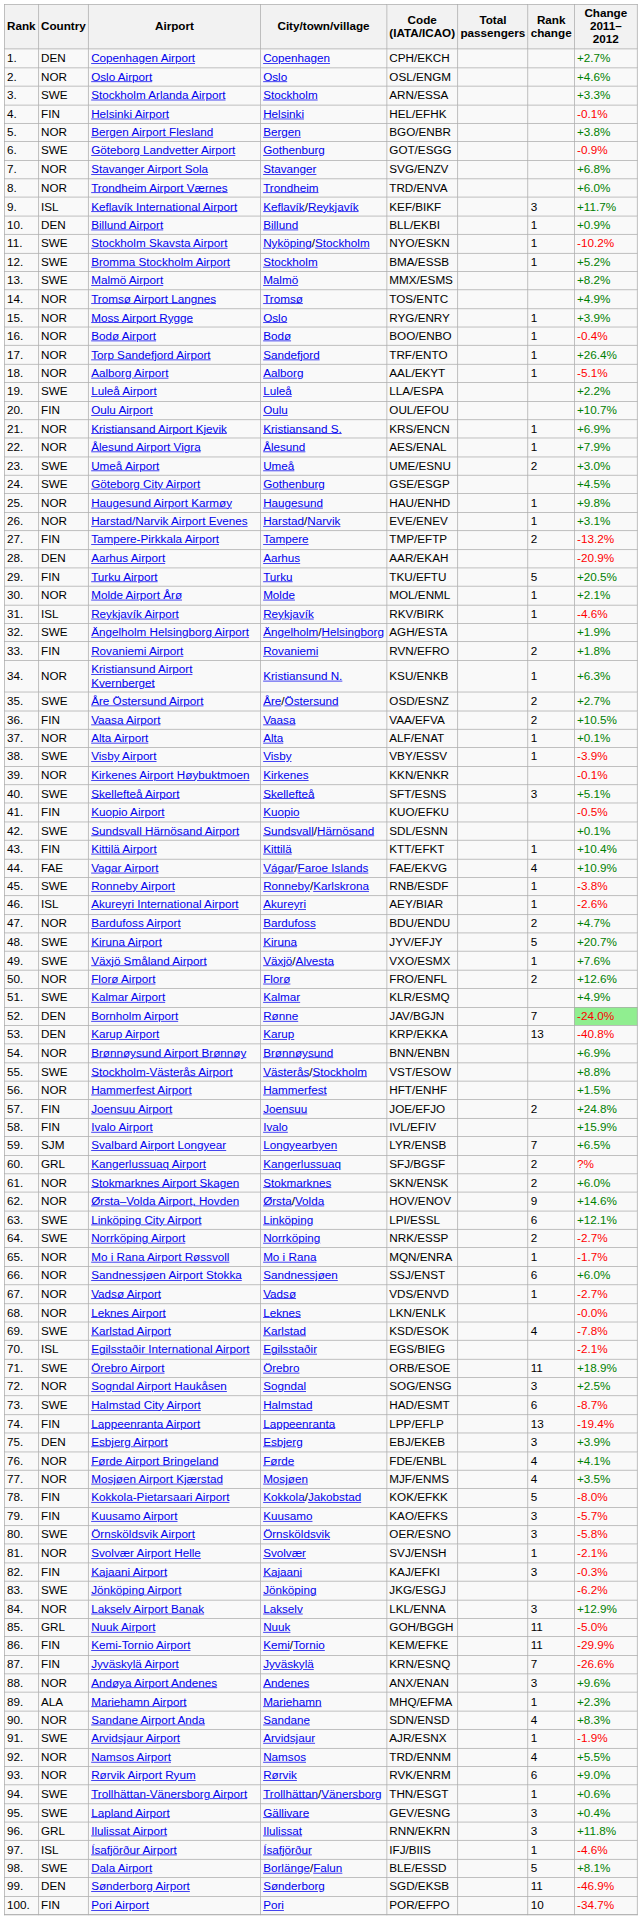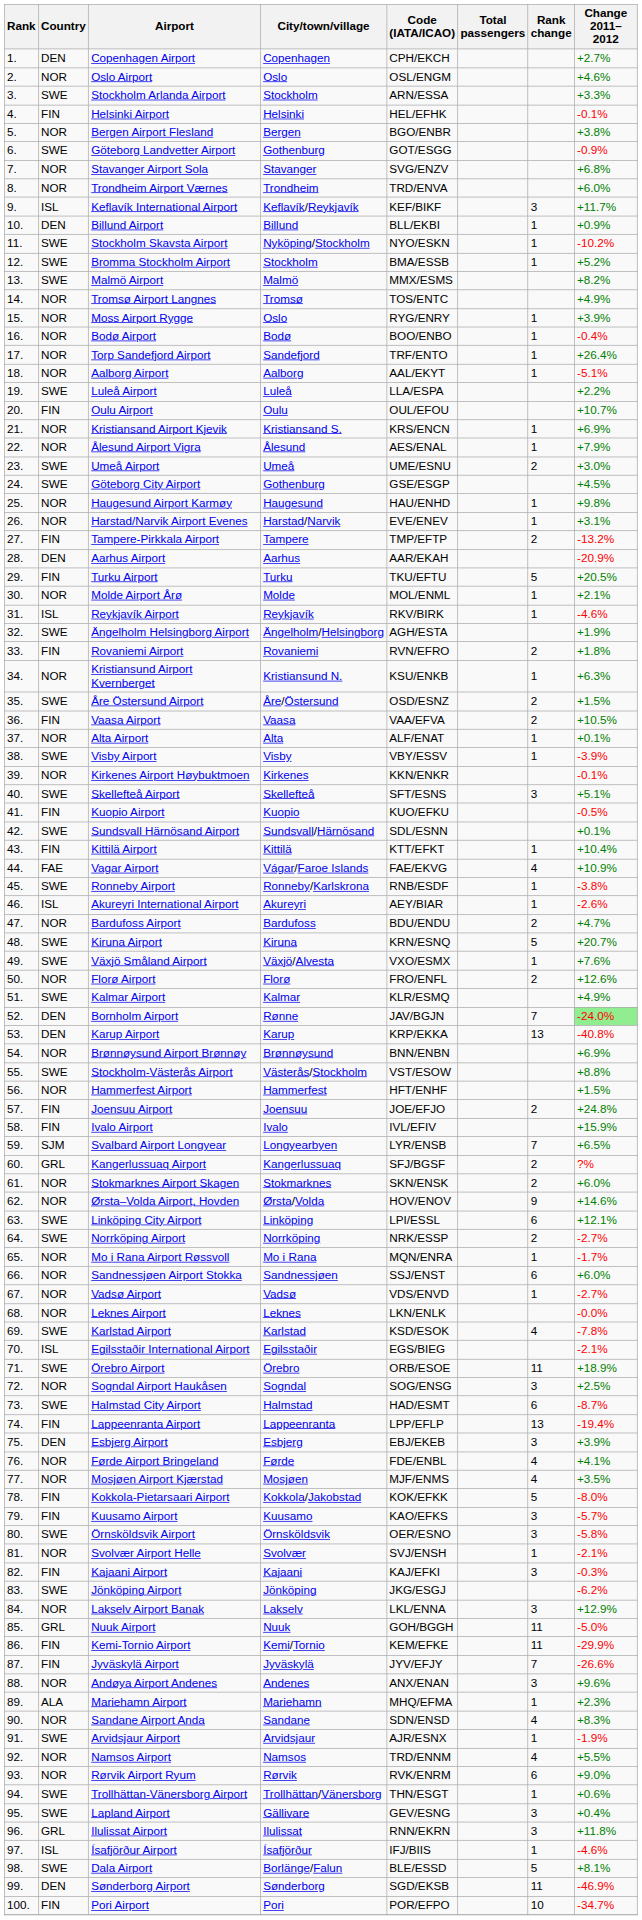(594, 701) +2.7% -> (594, 701) +1.5%
(416, 942) JYV/EFJY -> (420, 942) KRN/ESNQ
(420, 1664) KRN/ESNQ -> (416, 1664) JYV/EFJY
